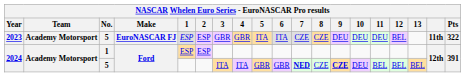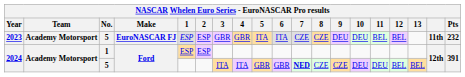(380, 38) DEU -> (380, 38) BEL
(453, 38) 322 -> (453, 38) 232
(340, 65) bold -> (340, 65) normal
(380, 65) BEL -> (380, 65) DEU
